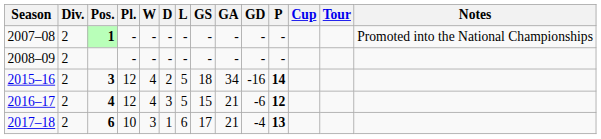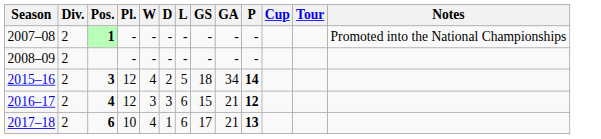- column: (255, 15)
(153, 101) 4 -> (153, 101) 3
(184, 101) 5 -> (184, 101) 6
(153, 123) 3 -> (153, 123) 4
